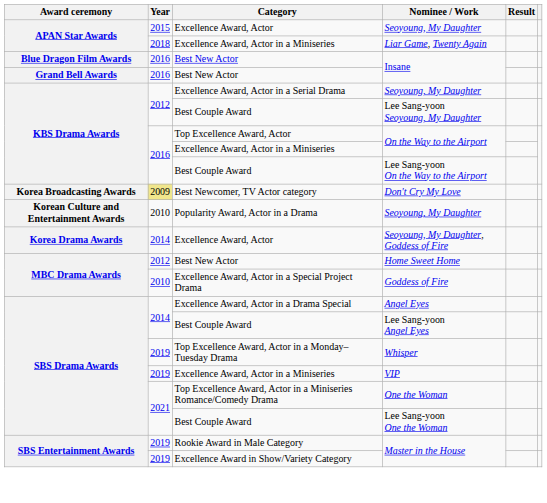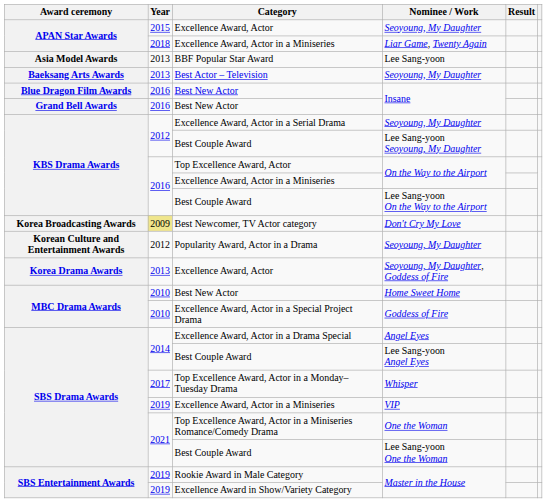+ row: (224, 59)
+ row: (221, 75)
(160, 213) 2010 -> (160, 244) 2012
(160, 240) 2014 -> (160, 271) 2013
(160, 261) 2012 -> (160, 292) 2010
(160, 352) 2019 -> (160, 383) 2017
